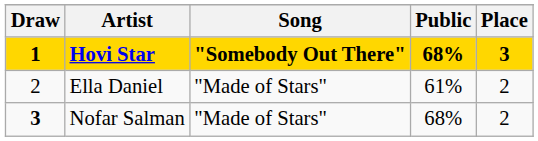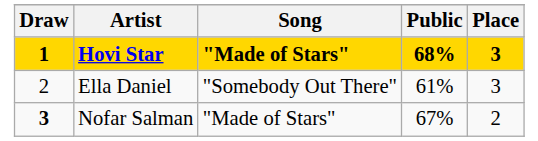(300, 53) "Somebody Out There" -> (276, 53) "Made of Stars"
(261, 86) "Made of Stars" -> (300, 86) "Somebody Out There"
(504, 86) 2 -> (496, 86) 3
(443, 119) 68% -> (435, 119) 67%
